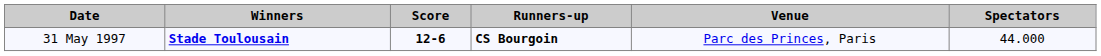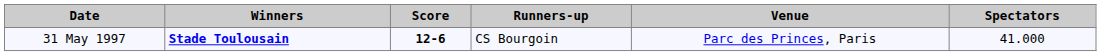(517, 39) bold -> (517, 39) normal
(1022, 39) 44.000 -> (1022, 39) 41.000
